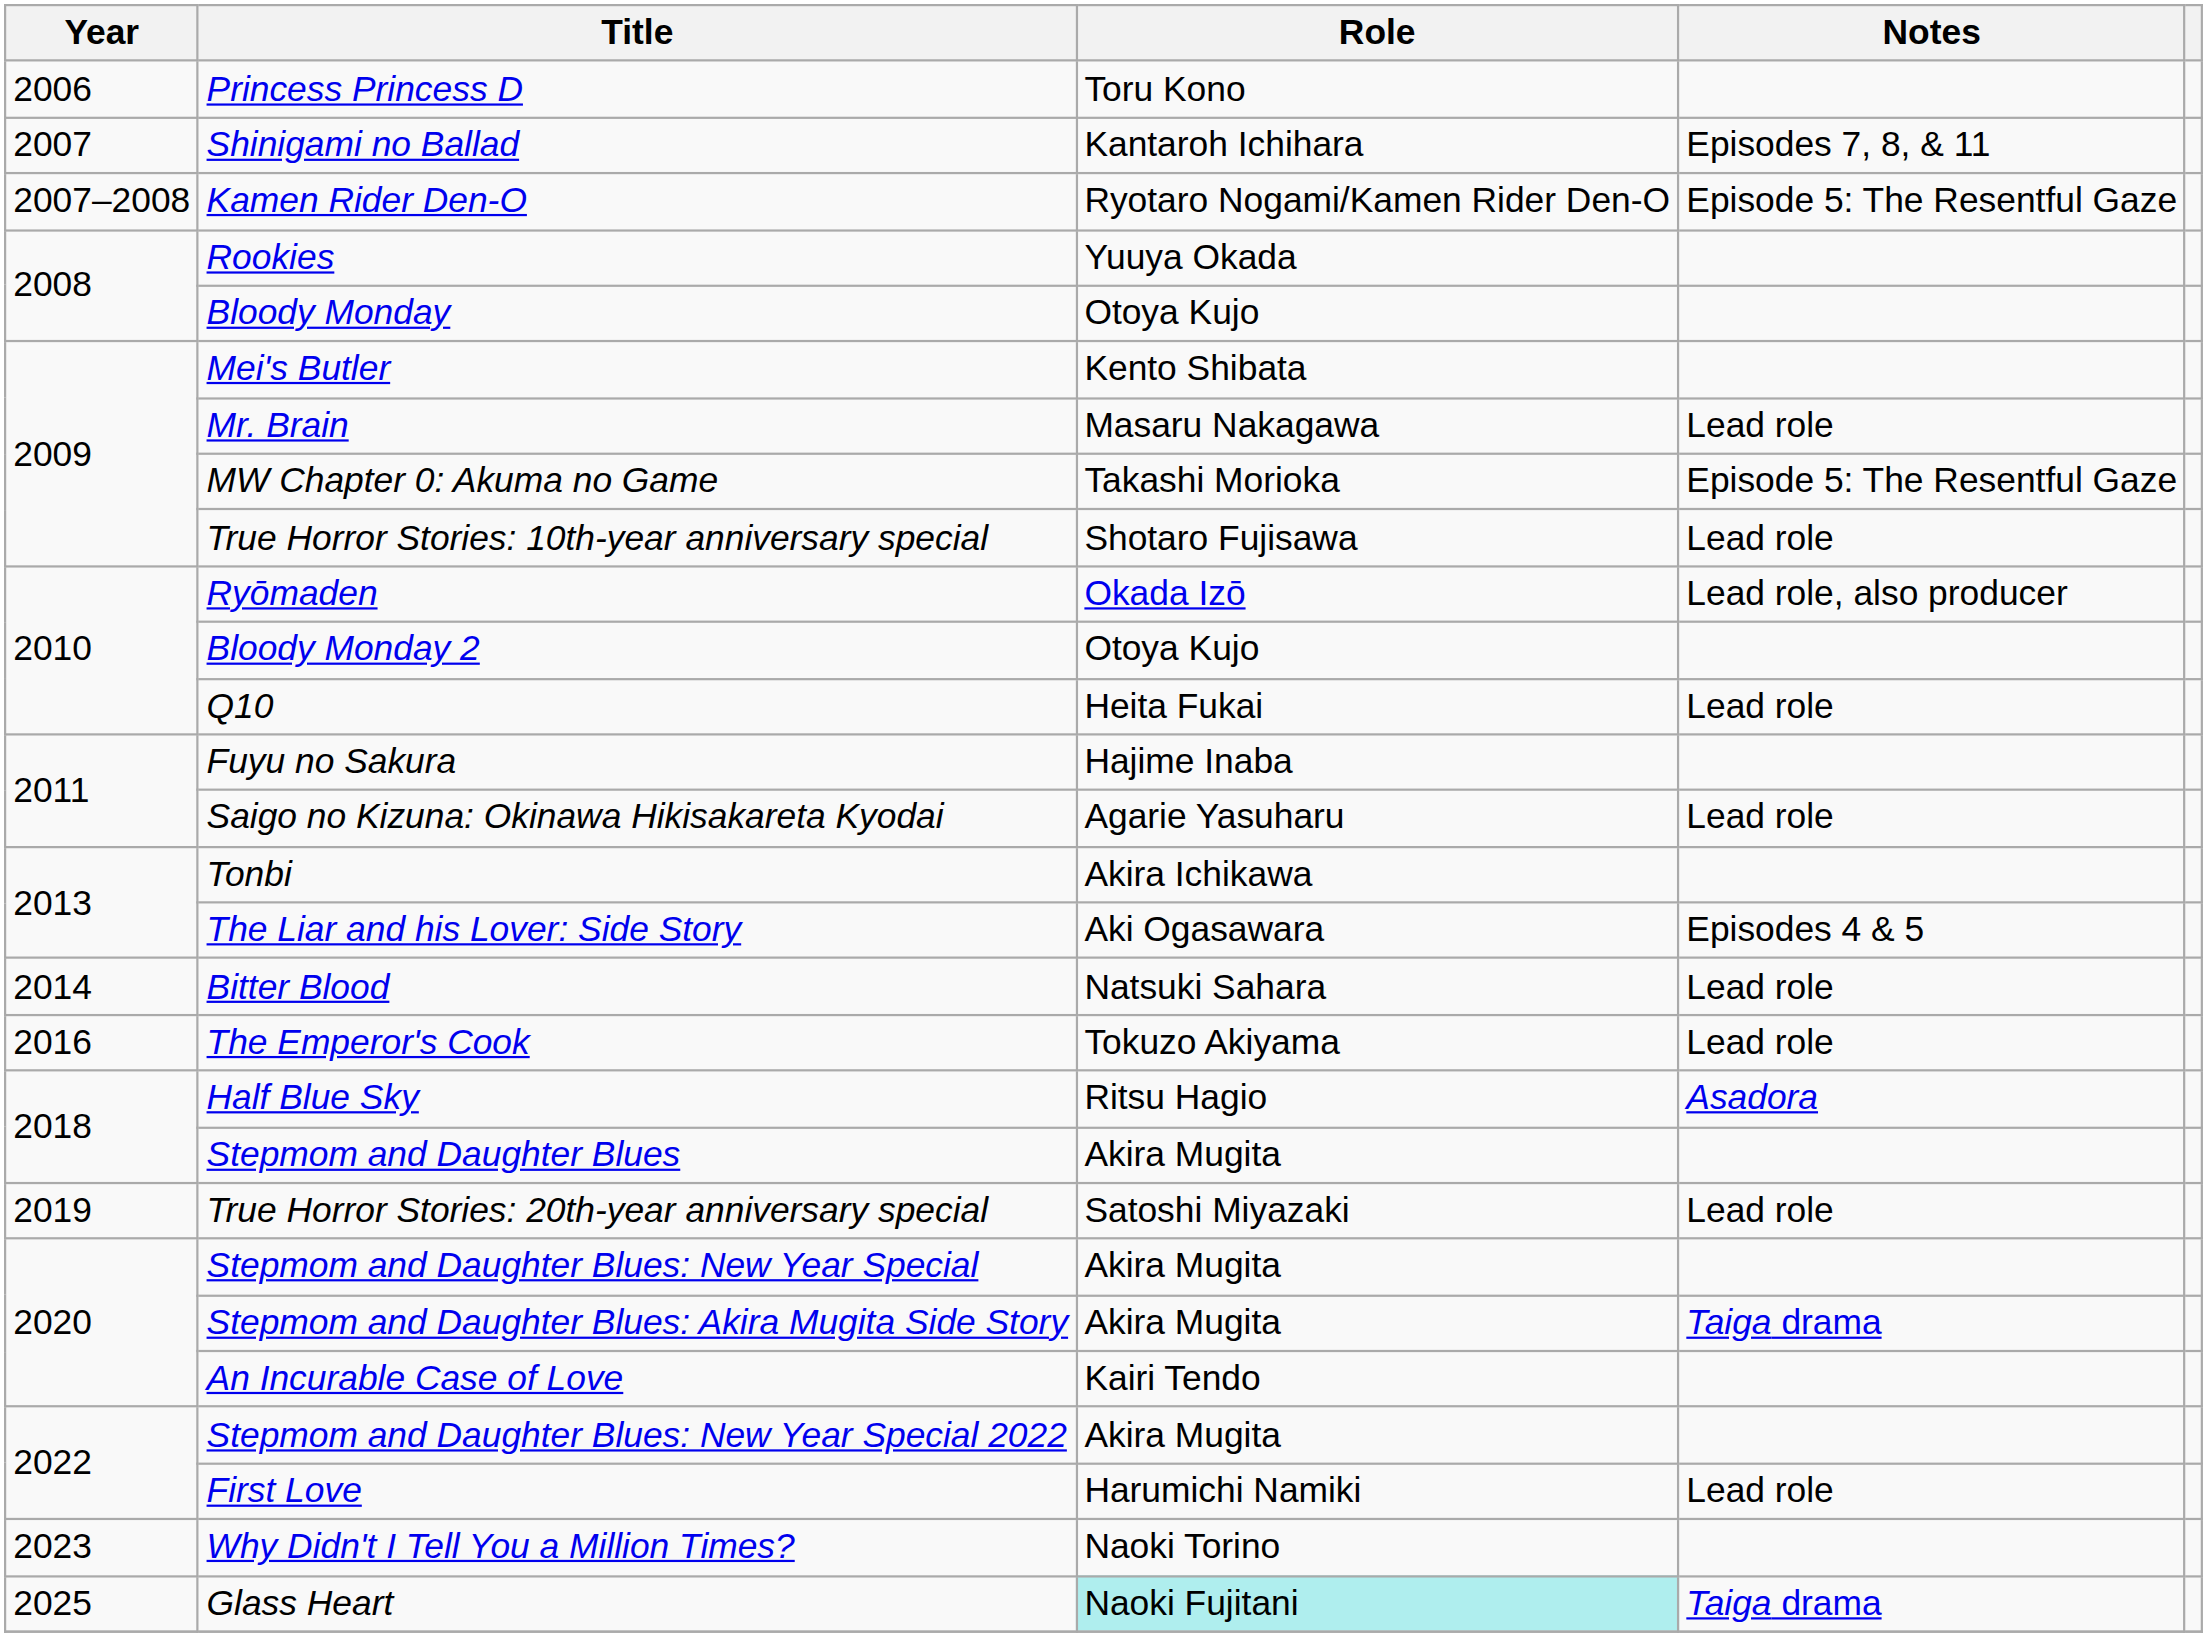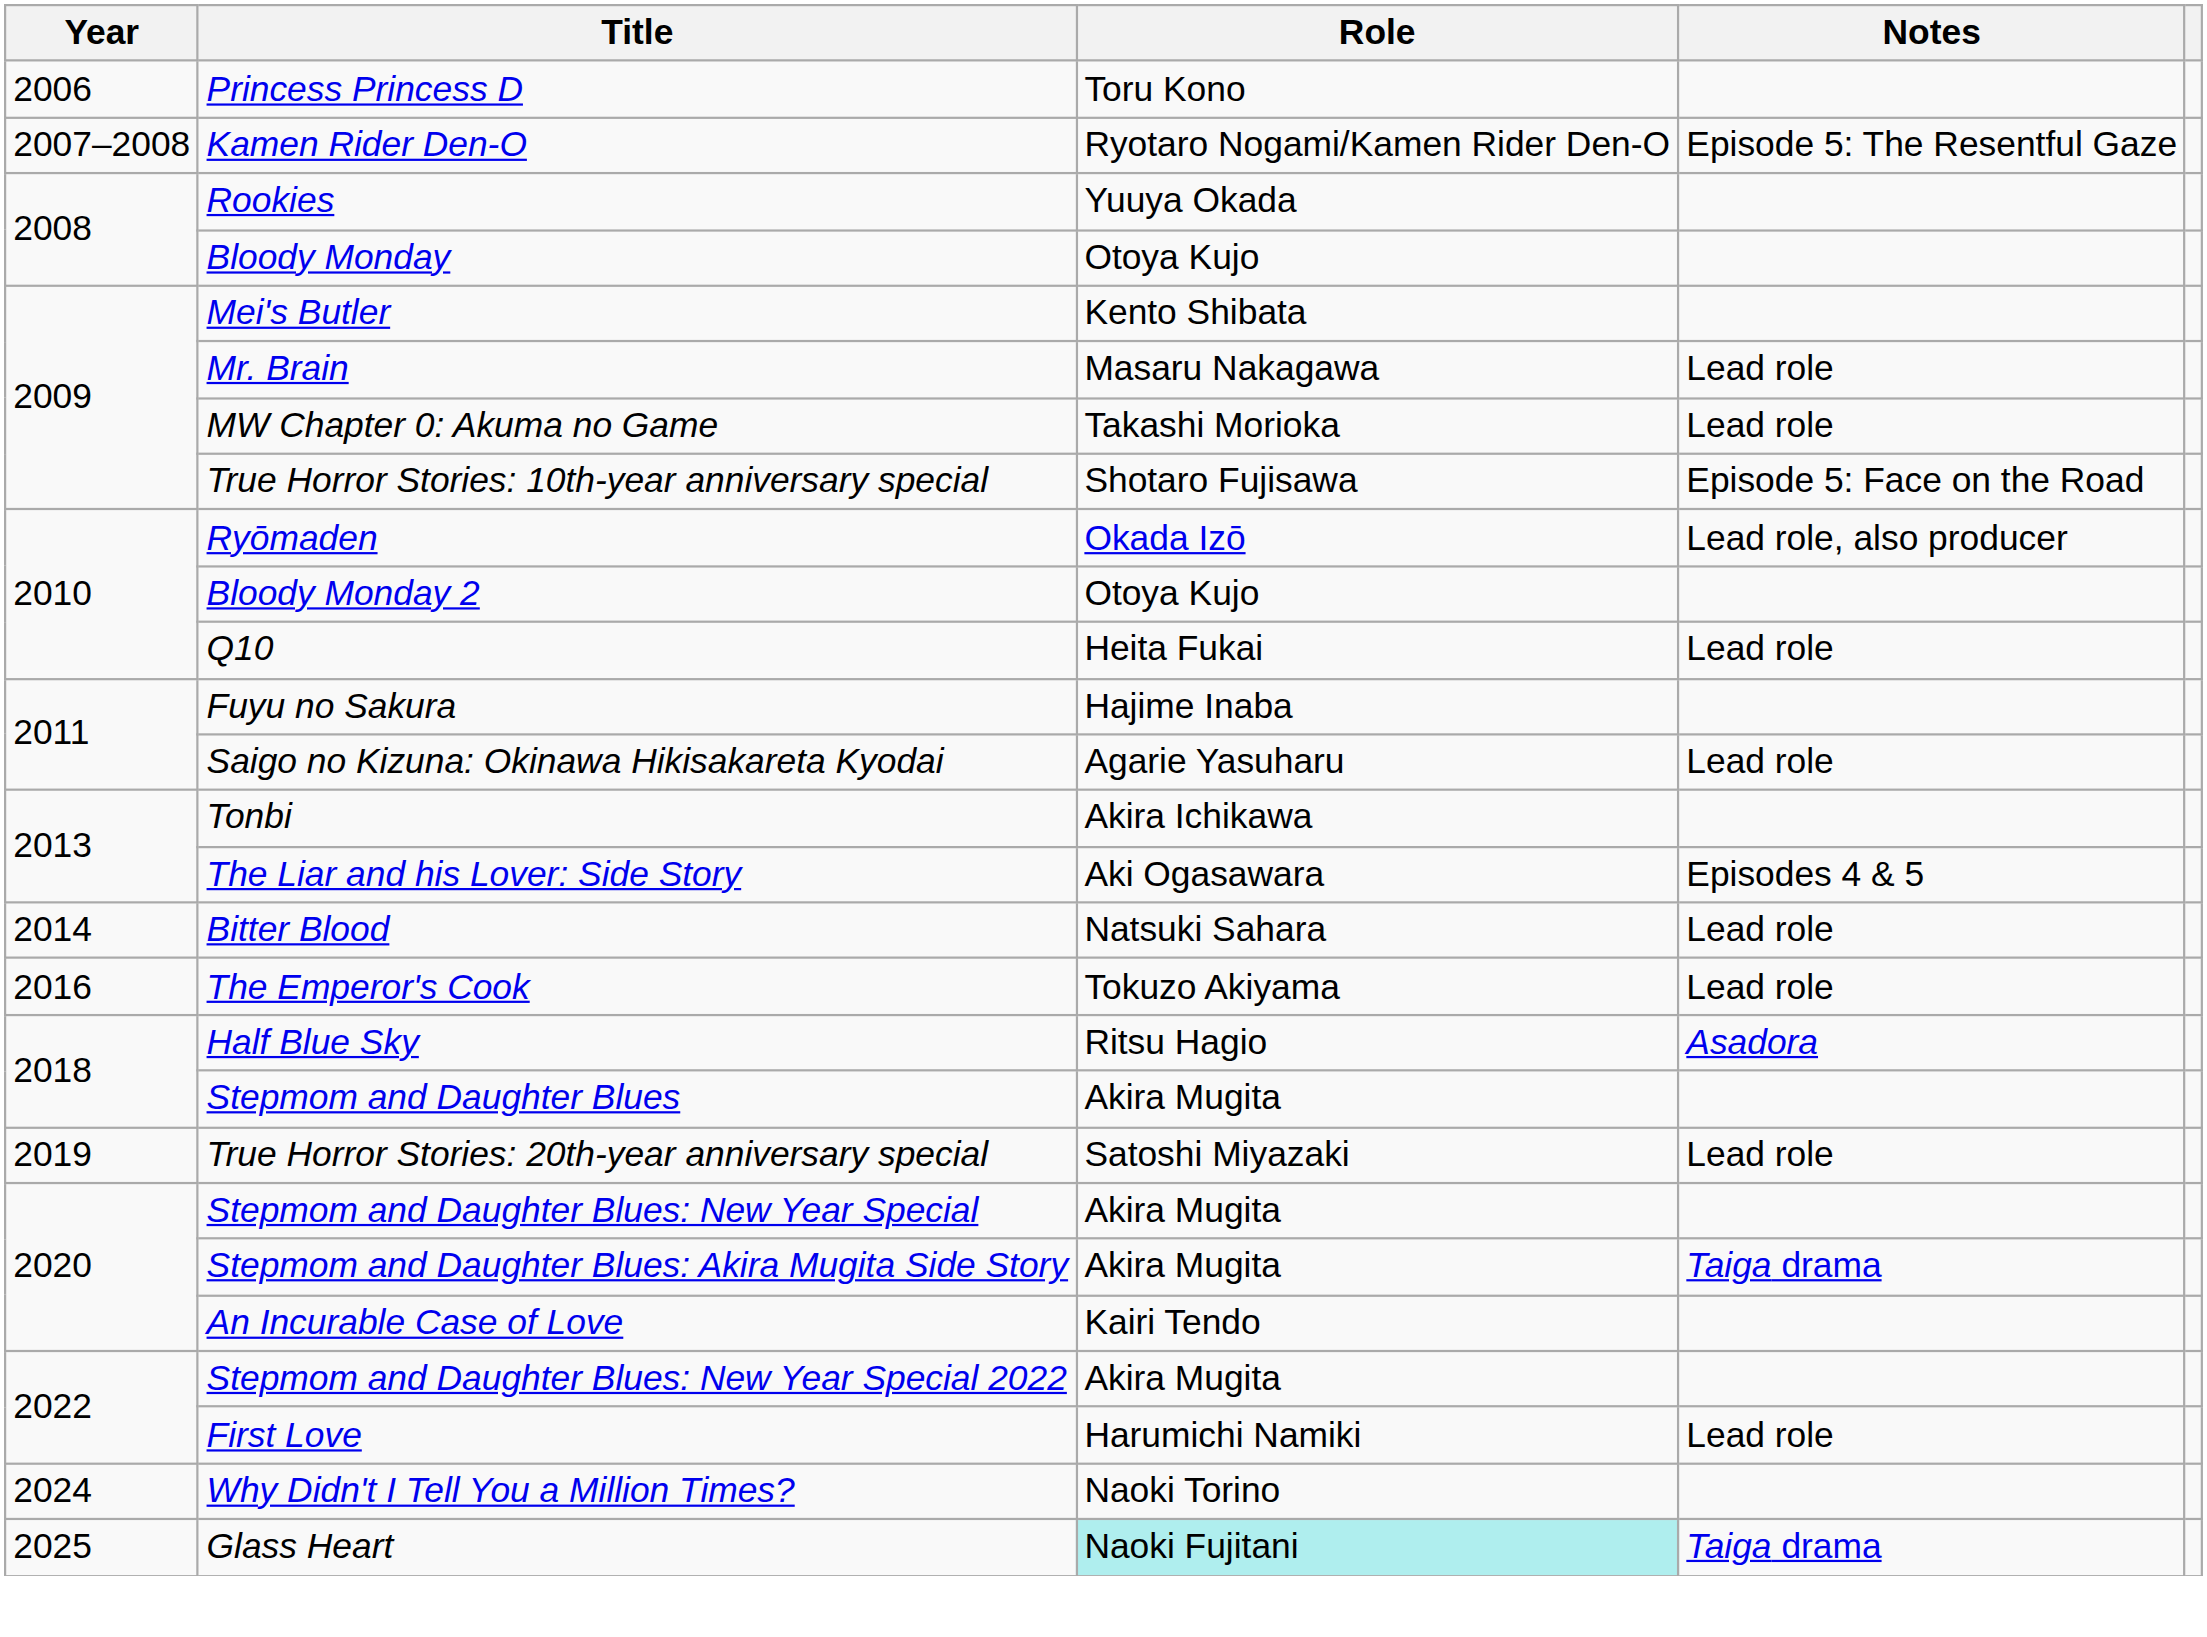- row: (363, 144)
(1932, 481) Episode 5: The Resentful Gaze -> (1760, 425) Lead role
(1760, 537) Lead role -> (1915, 481) Episode 5: Face on the Road
(53, 1546) 2023 -> (53, 1490) 2024
